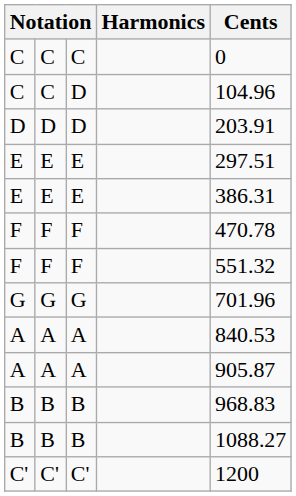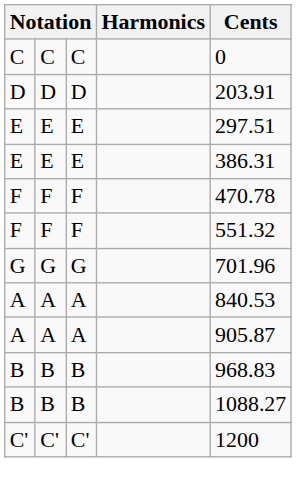- row: (17, 91)
